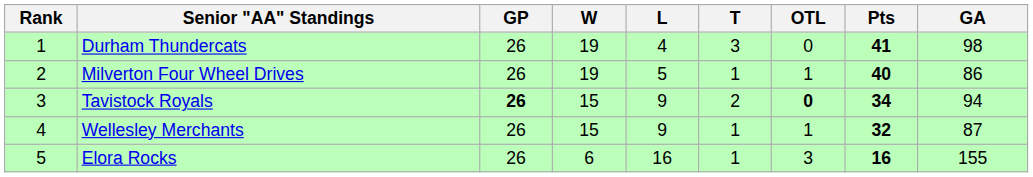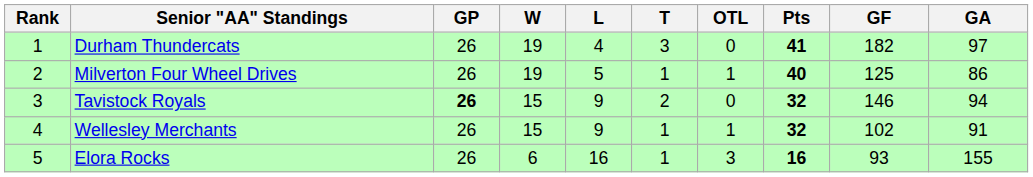+ column: (879, 18)
(973, 46) 98 -> (978, 46) 97
(808, 102) bold -> (731, 102) normal
(881, 102) 34 -> (797, 102) 32
(973, 130) 87 -> (978, 130) 91
